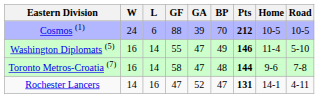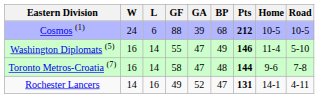(222, 30) 70 -> (222, 30) 68
(176, 85) 47 -> (176, 85) 49
